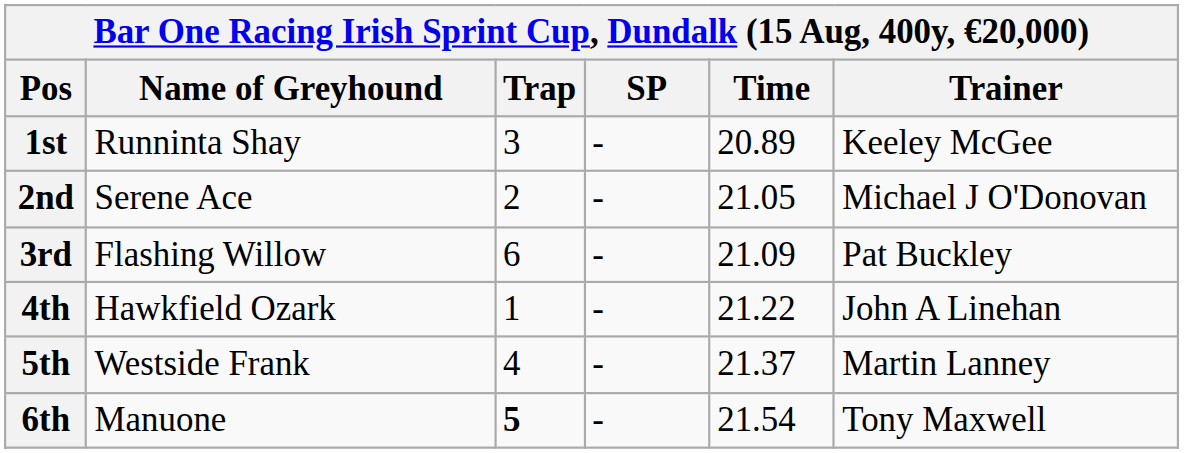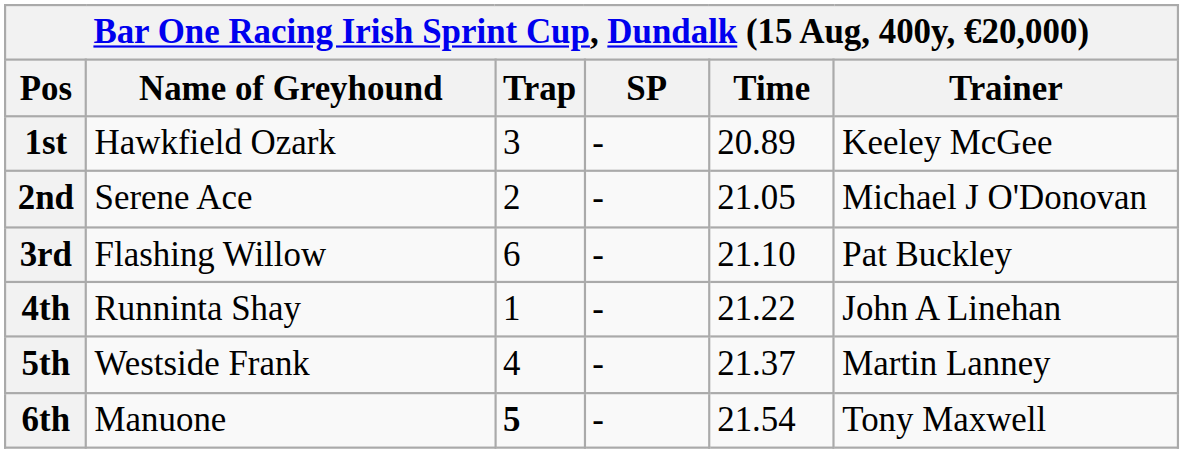(198, 142) Runninta Shay -> (215, 142) Hawkfield Ozark
(756, 253) 21.09 -> (756, 253) 21.10
(215, 308) Hawkfield Ozark -> (198, 308) Runninta Shay
